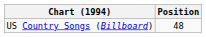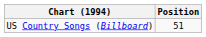(178, 26) 48 -> (178, 26) 51
